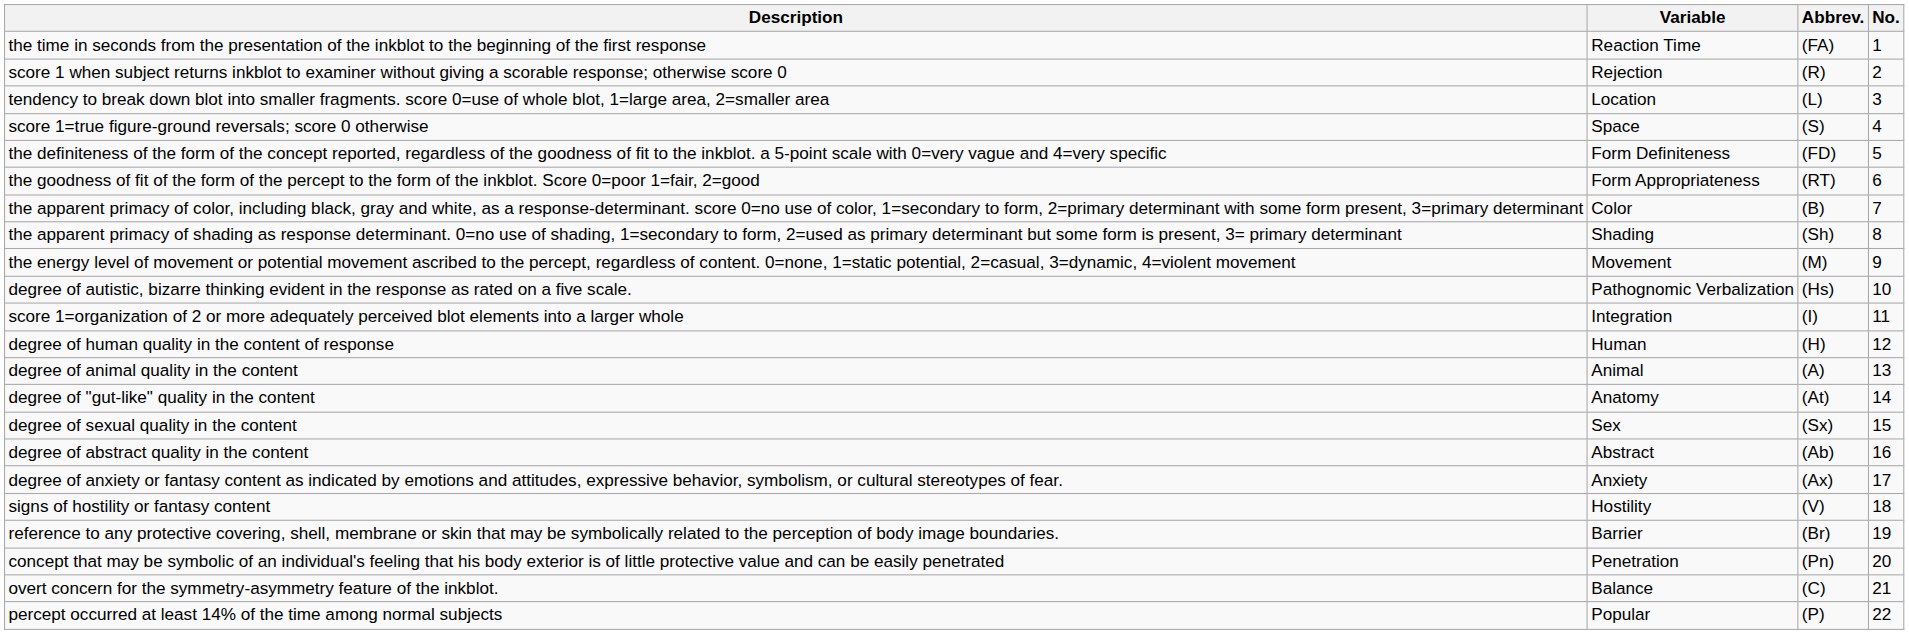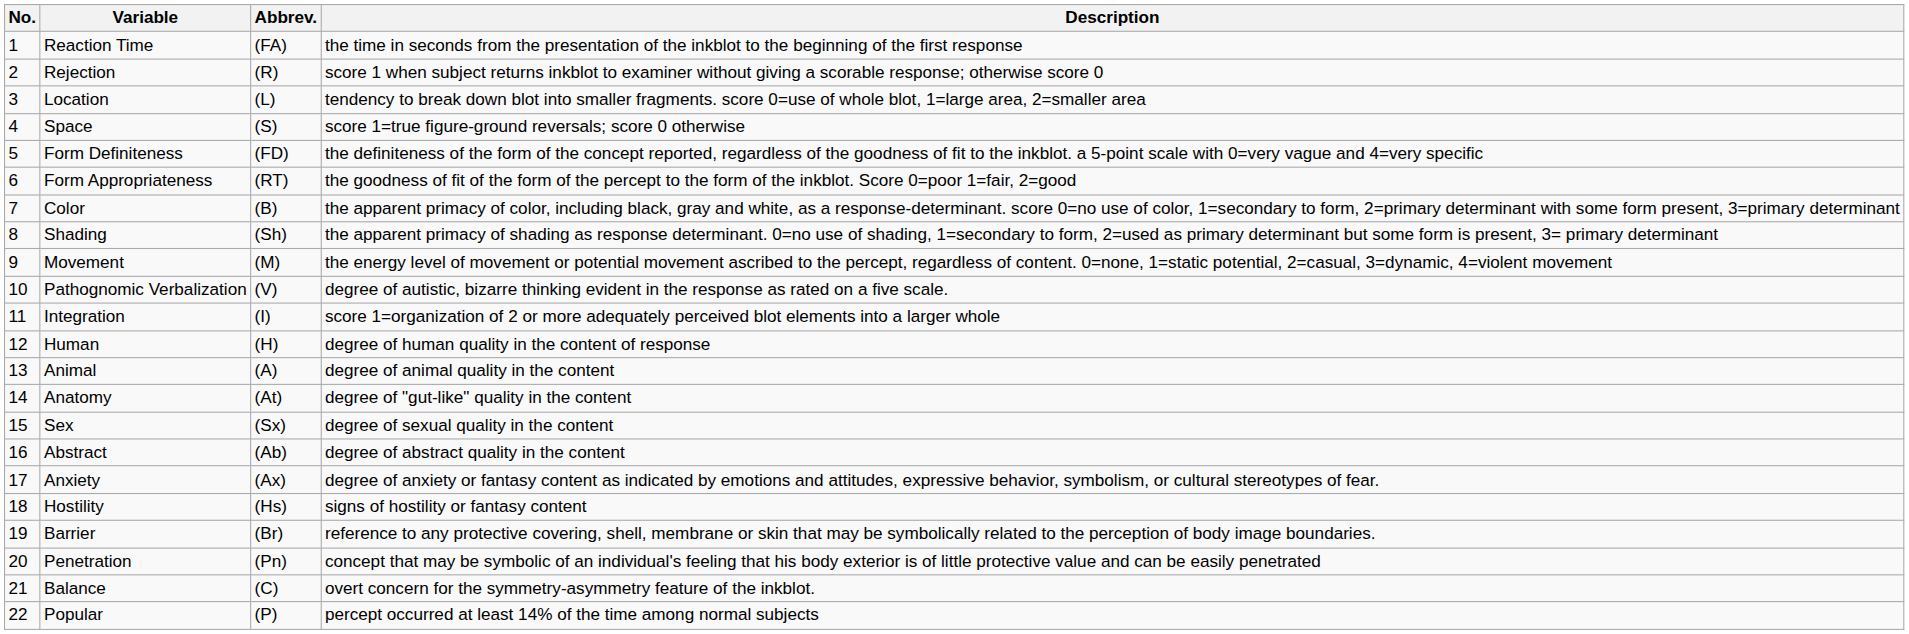columns swapped: (1886, 18) <-> (796, 18)
(1818, 289) (Hs) -> (266, 289) (V)
(1813, 506) (V) -> (271, 506) (Hs)
